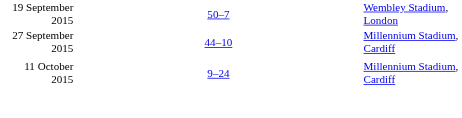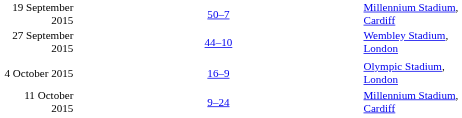(406, 14) Wembley Stadium, London -> (411, 14) Millennium Stadium, Cardiff
(411, 42) Millennium Stadium, Cardiff -> (406, 42) Wembley Stadium, London
+ row: (39, 73)
